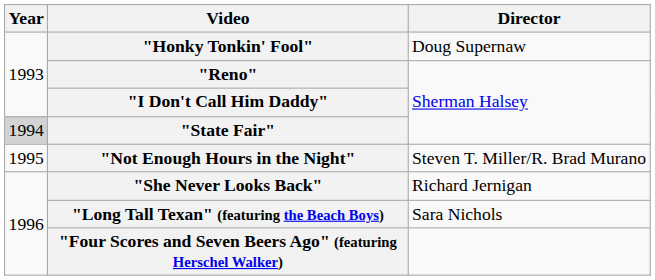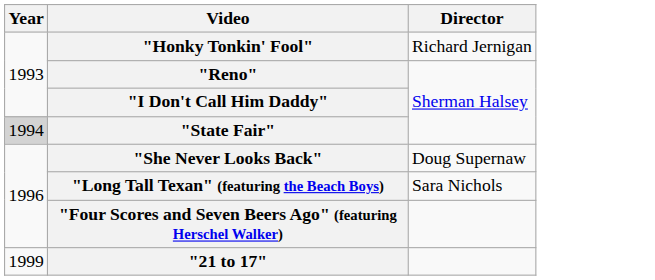(469, 46) Doug Supernaw -> (472, 46) Richard Jernigan
- row: (228, 158)
(472, 185) Richard Jernigan -> (469, 158) Doug Supernaw
+ row: (228, 261)
